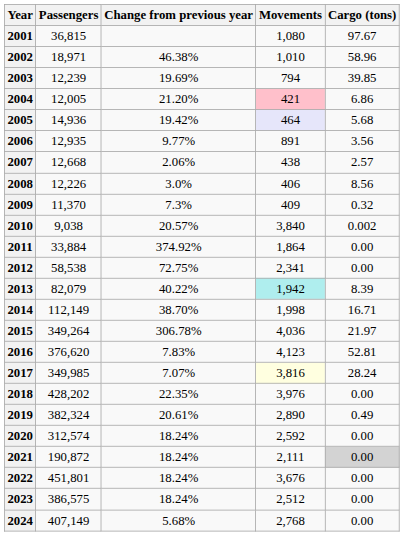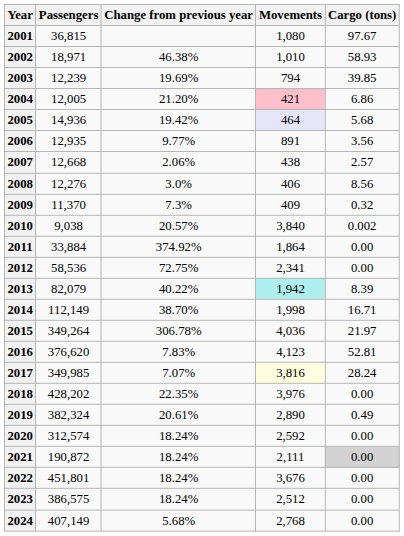(362, 57) 58.96 -> (362, 57) 58.93
(69, 183) 12,226 -> (69, 183) 12,276
(69, 267) 58,538 -> (69, 267) 58,536
